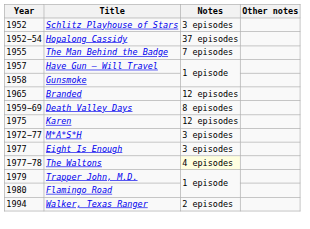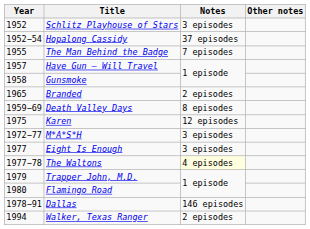(210, 94) 12 episodes -> (208, 94) 2 episodes
+ row: (61, 204)
